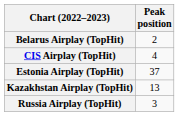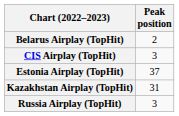(155, 55) 4 -> (155, 55) 3
(155, 87) 13 -> (155, 87) 31
